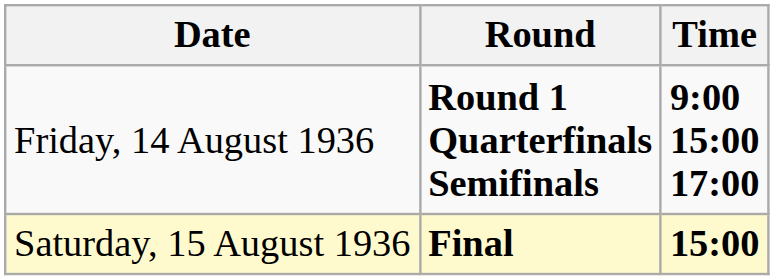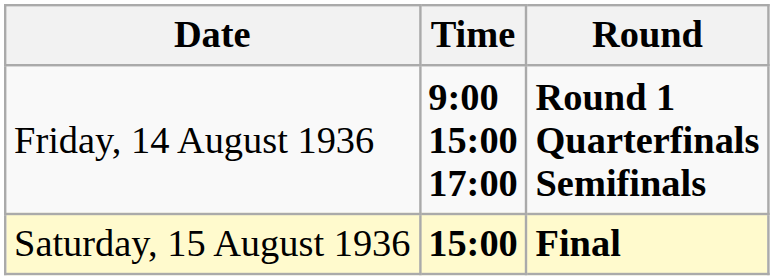columns swapped: (715, 34) <-> (540, 34)
